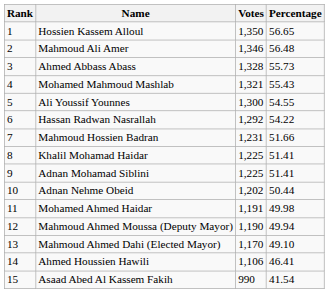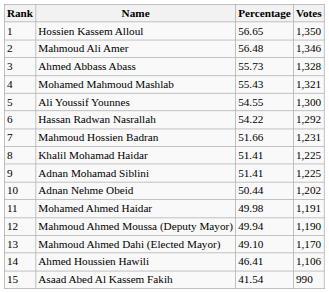columns swapped: (251, 13) <-> (295, 13)
